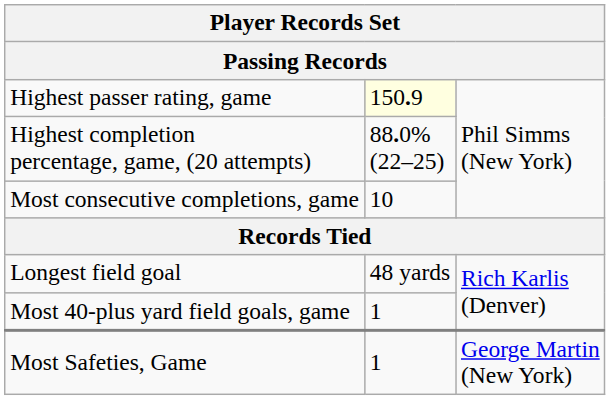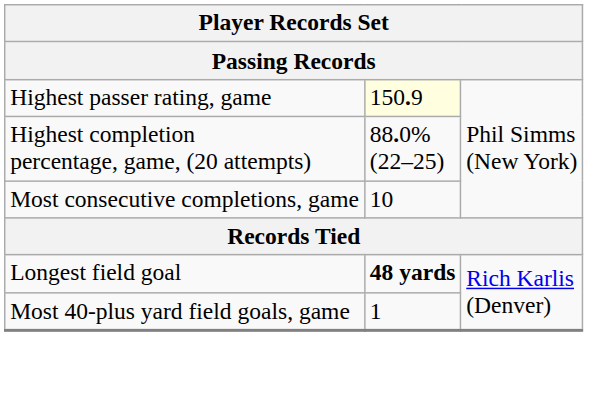(410, 273) normal -> (413, 273) bold
- row: (108, 362)
